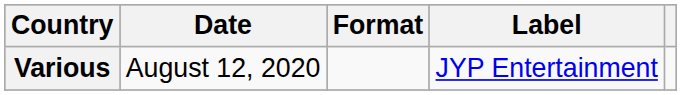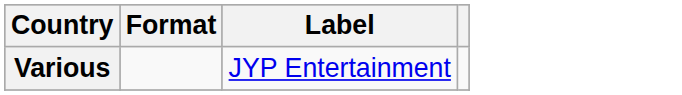- column: (223, 25)
